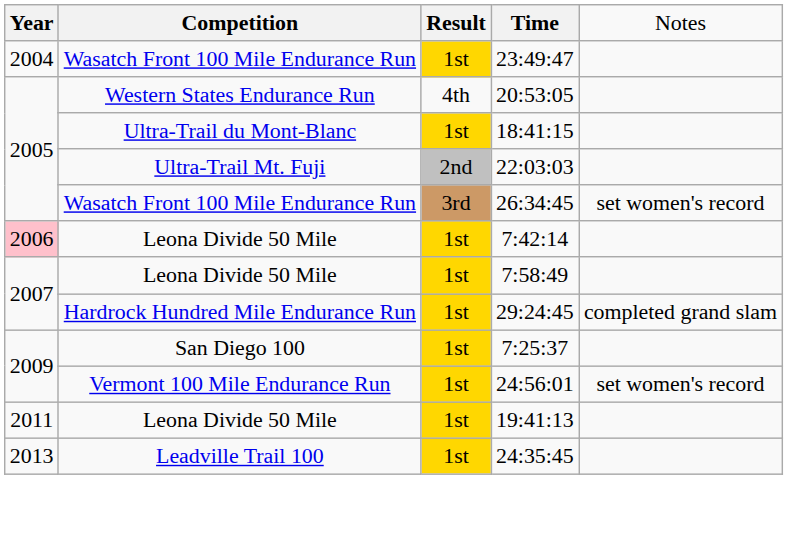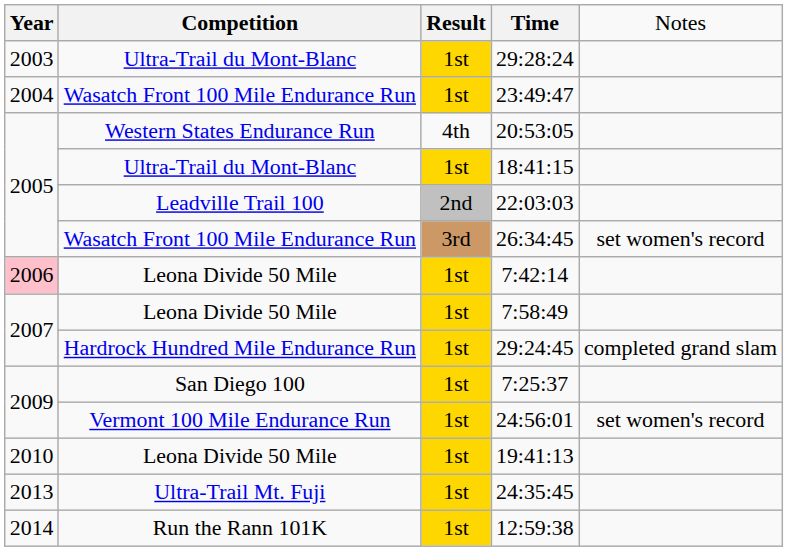+ row: (535, 58)
(240, 167) Ultra-Trail Mt. Fuji -> (240, 203) Leadville Trail 100
(32, 419) 2011 -> (32, 455) 2010
(240, 455) Leadville Trail 100 -> (240, 491) Ultra-Trail Mt. Fuji
+ row: (535, 527)
